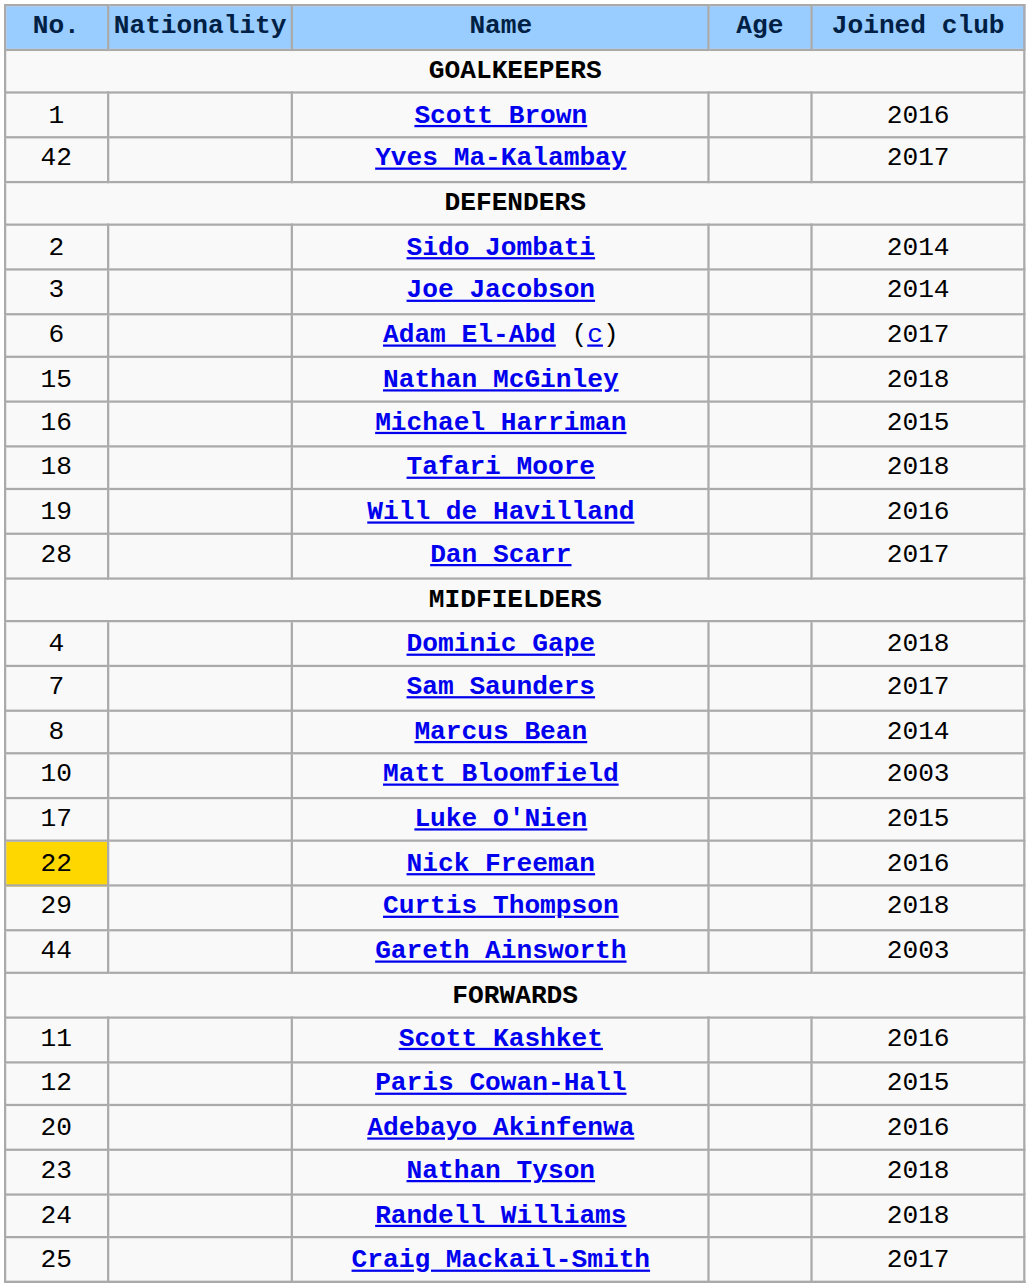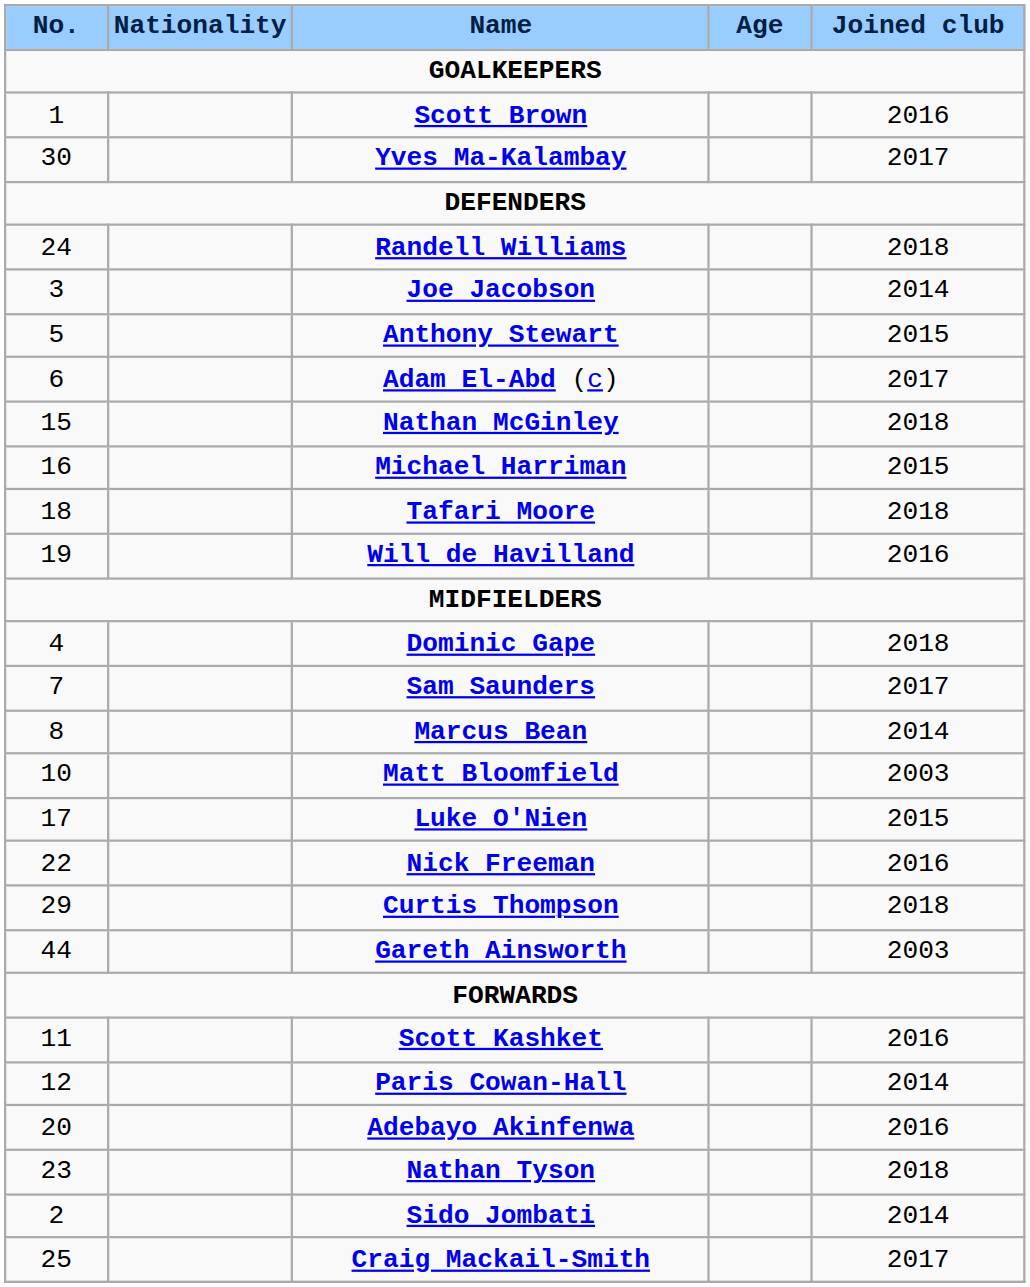(56, 159) 42 -> (56, 159) 30
rows swapped: (501, 247) <-> (501, 1216)
+ row: (501, 335)
- row: (501, 555)
(56, 863) gold background -> (56, 863) no background
(918, 1084) 2015 -> (918, 1084) 2014
